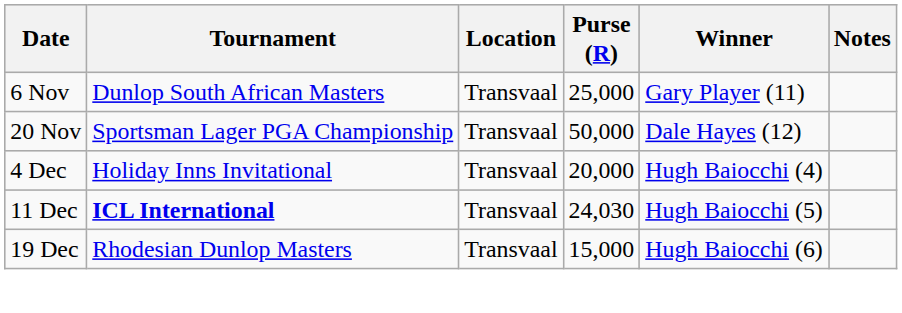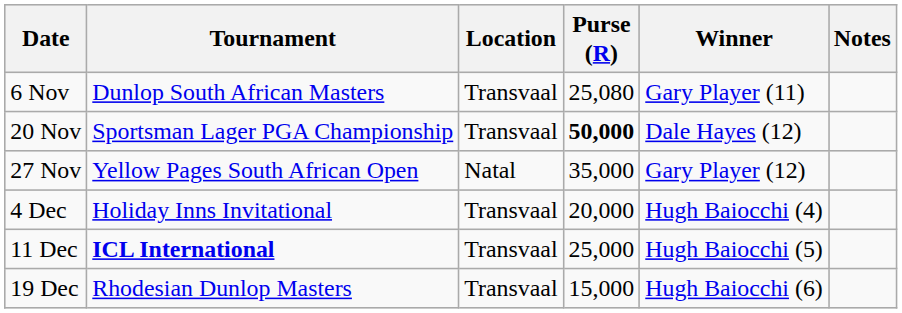(601, 91) 25,000 -> (601, 91) 25,080
(601, 131) normal -> (601, 131) bold
+ row: (46, 170)
(601, 210) 24,030 -> (601, 249) 25,000
